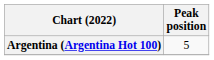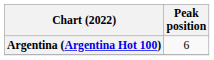(186, 45) 5 -> (186, 45) 6
